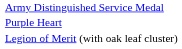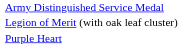rows swapped: (91, 38) <-> (33, 22)
